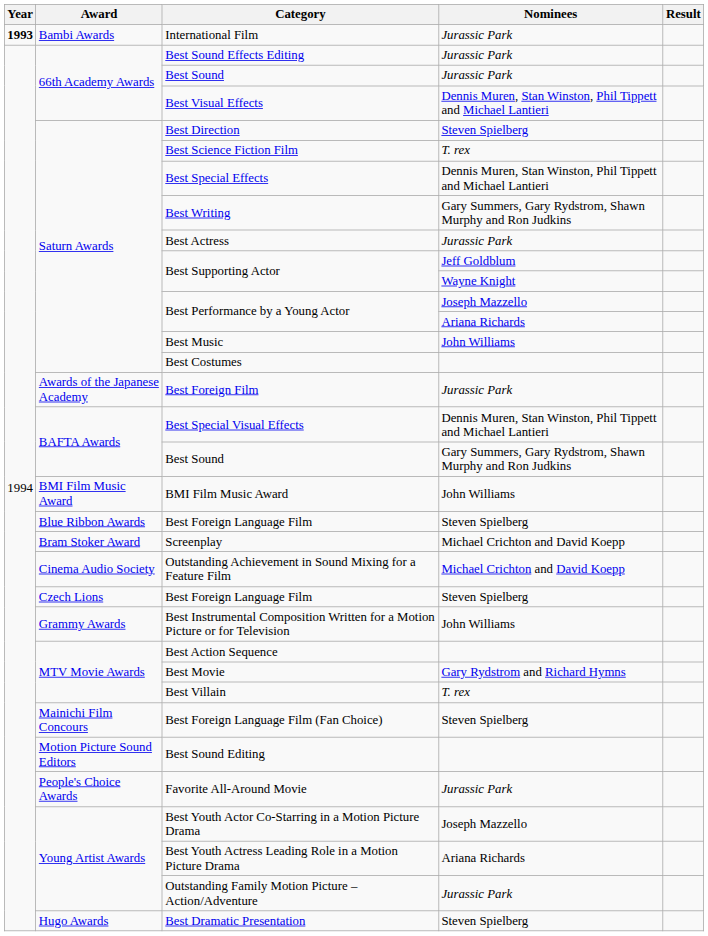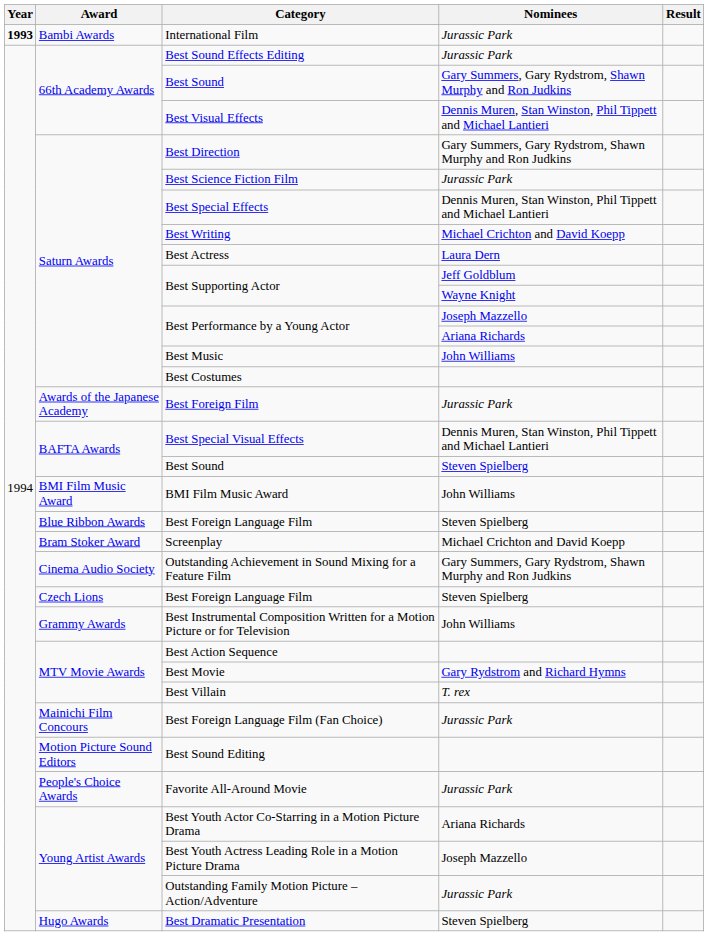(477, 75) Jurassic Park -> (543, 82) Gary Summers, Gary Rydstrom, Shawn Murphy and Ron Judkins
(485, 130) Steven Spielberg -> (543, 152) Gary Summers, Gary Rydstrom, Shawn Murphy and Ron Judkins
(456, 150) T. rex -> (477, 179) Jurassic Park
(543, 213) Gary Summers, Gary Rydstrom, Shawn Murphy and Ron Judkins -> (533, 234) Michael Crichton and David Koepp
(477, 240) Jurassic Park -> (471, 254) Laura Dern
(543, 459) Gary Summers, Gary Rydstrom, Shawn Murphy and Ron Judkins -> (485, 466) Steven Spielberg
(533, 569) Michael Crichton and David Koepp -> (543, 569) Gary Summers, Gary Rydstrom, Shawn Murphy and Ron Judkins
(485, 719) Steven Spielberg -> (477, 719) Jurassic Park
(484, 823) Joseph Mazzello -> (483, 823) Ariana Richards
(483, 858) Ariana Richards -> (484, 858) Joseph Mazzello
